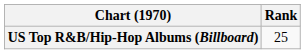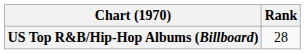(281, 37) 25 -> (281, 37) 28
